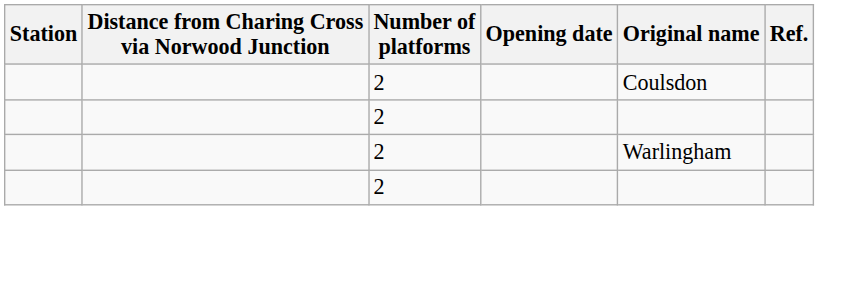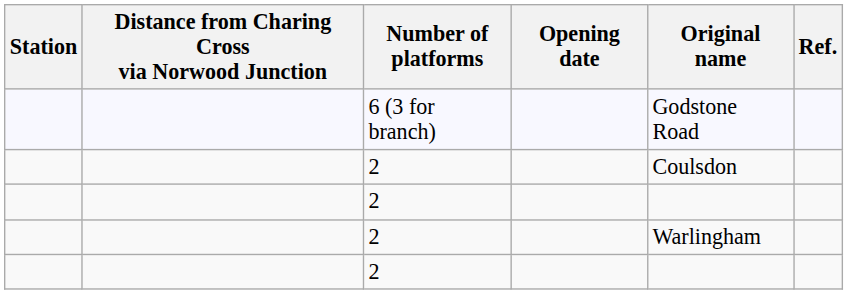+ row: (44, 119)
